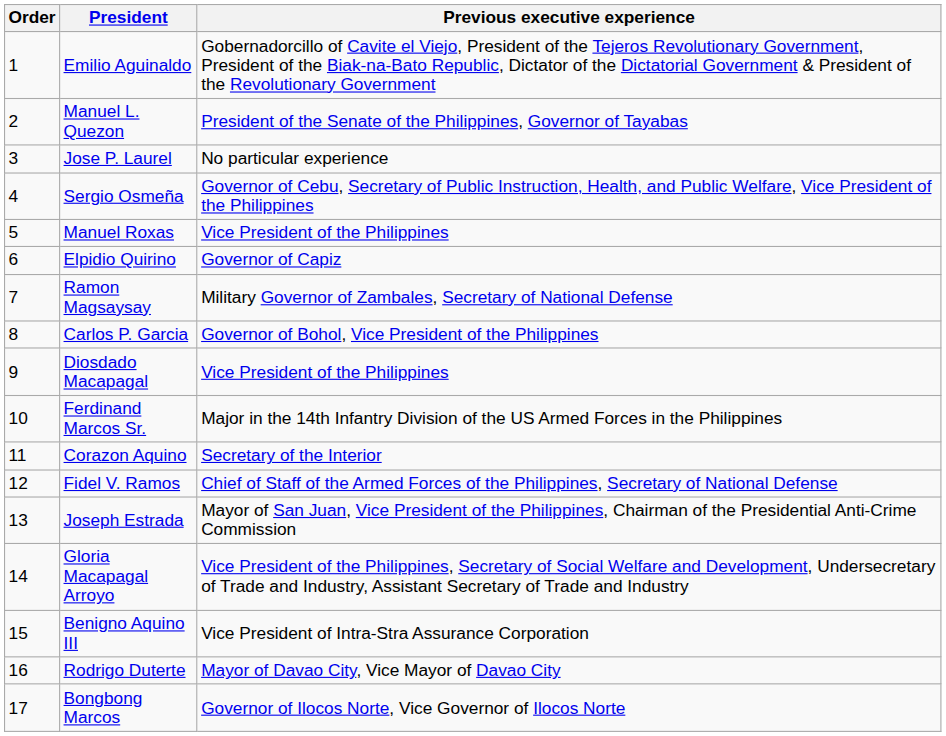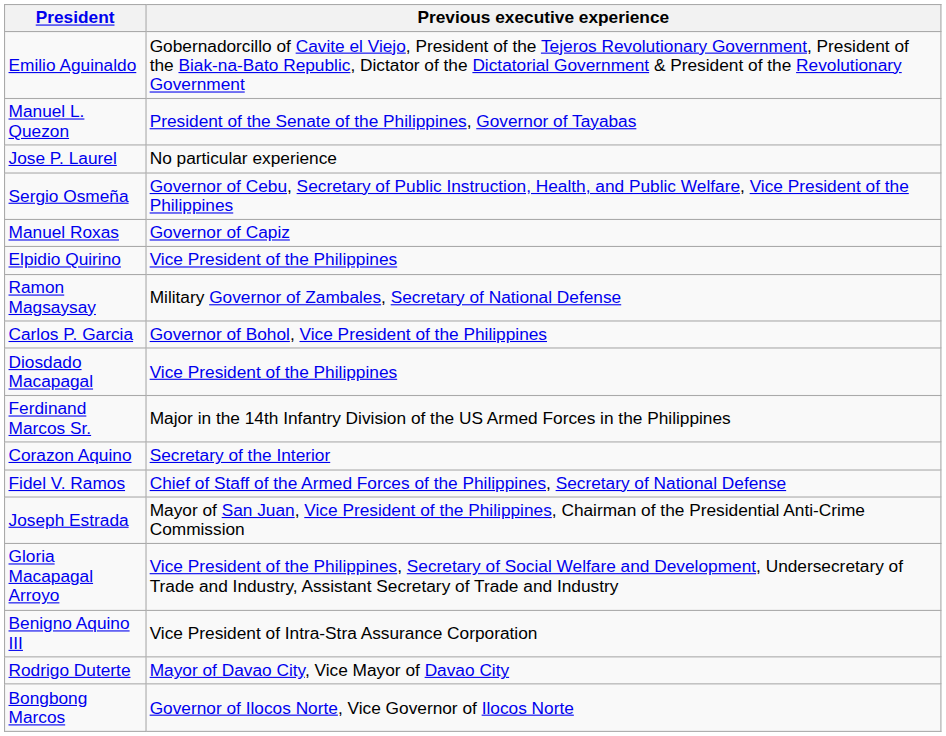- column: (32, 18)
(325, 232) Vice President of the Philippines -> (220, 232) Governor of Capiz
(271, 260) Governor of Capiz -> (273, 260) Vice President of the Philippines
